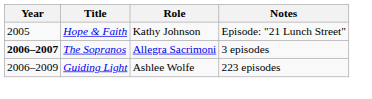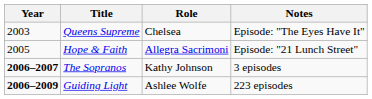+ row: (101, 31)
(167, 31) Kathy Johnson -> (187, 49) Allegra Sacrimoni
(174, 49) Allegra Sacrimoni -> (179, 67) Kathy Johnson
(33, 67) normal -> (33, 85) bold
